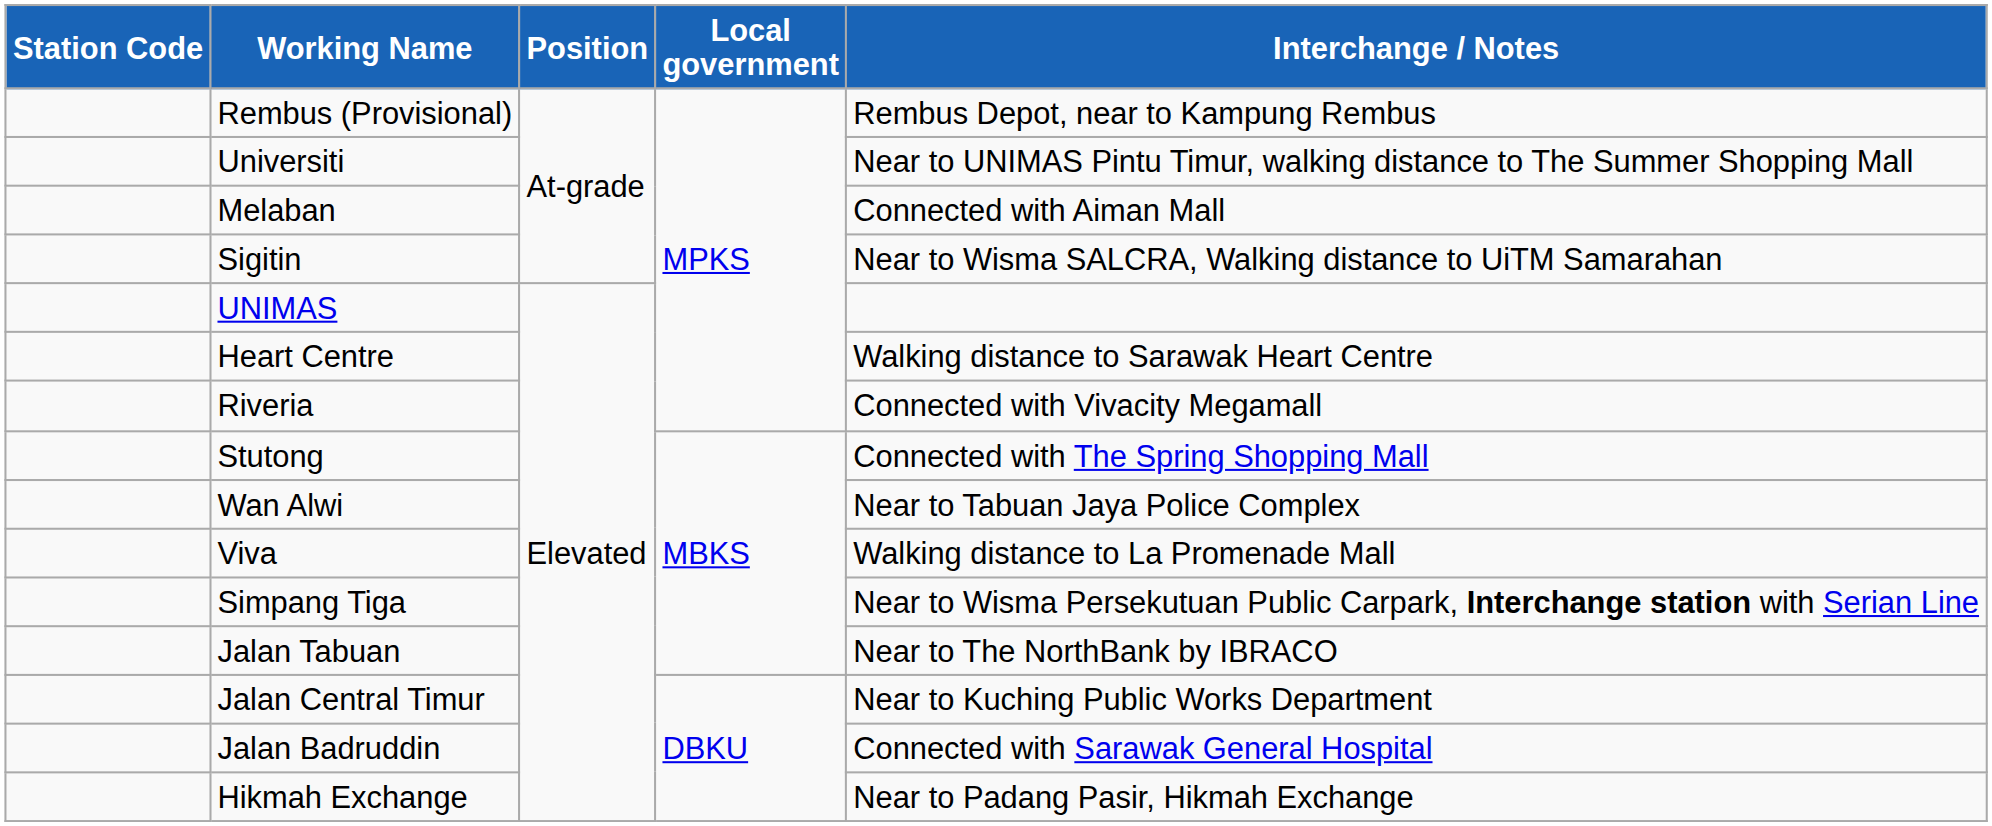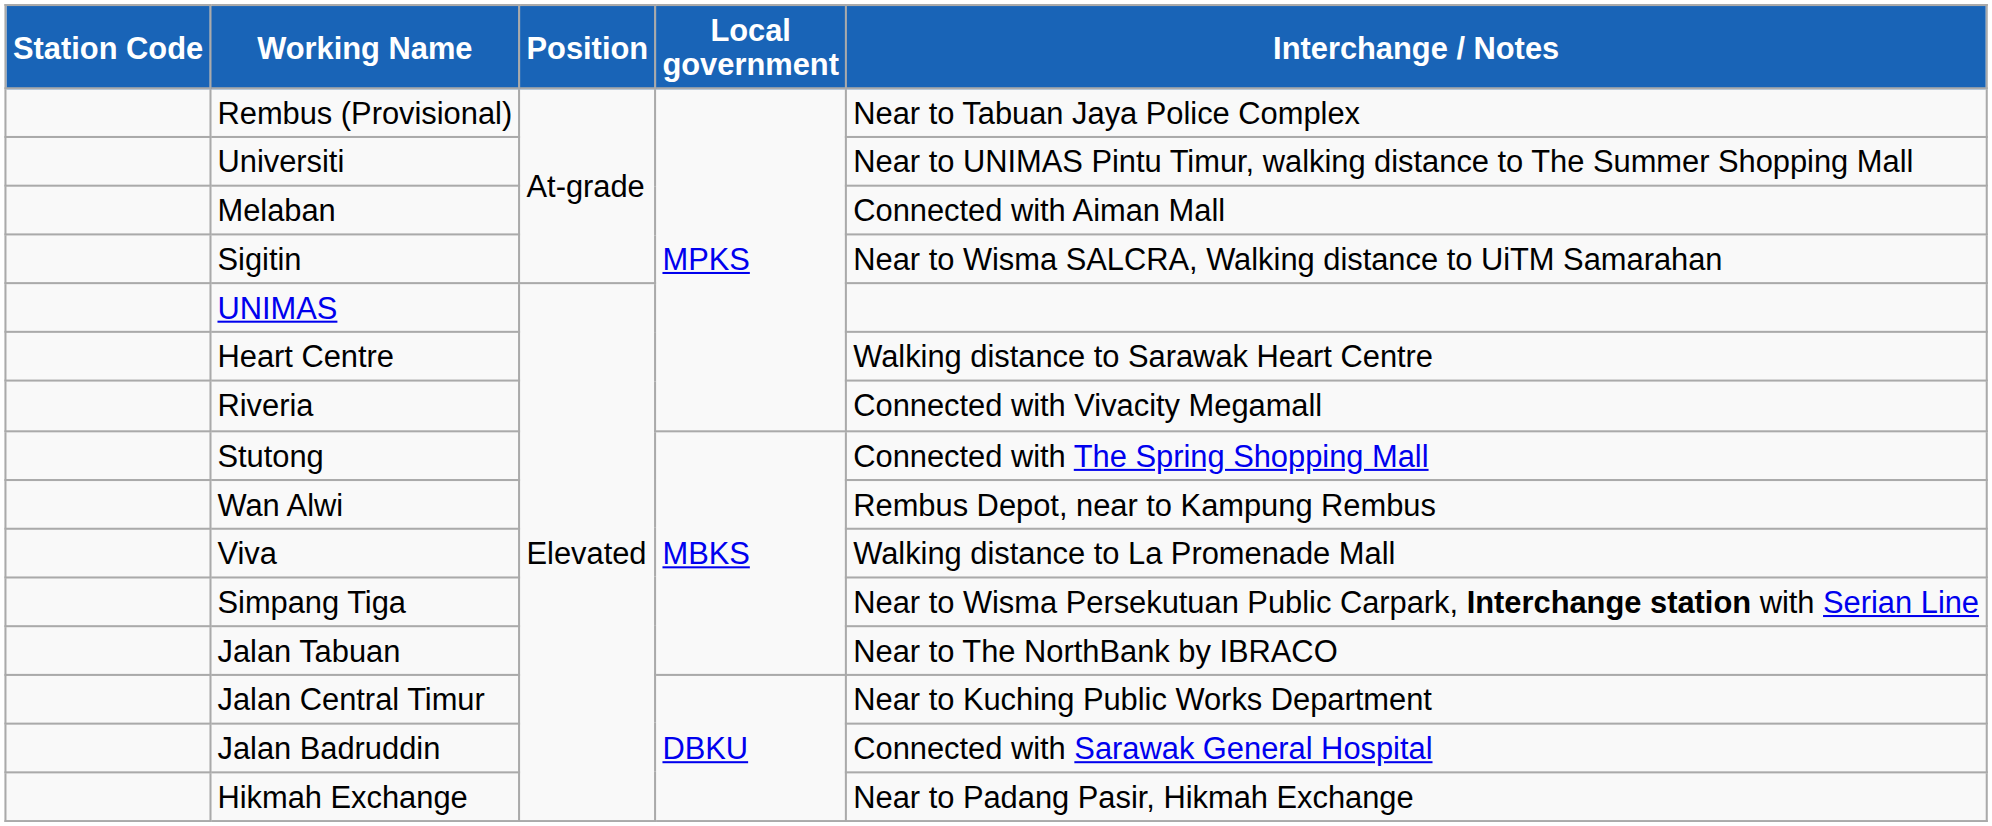(1145, 113) Rembus Depot, near to Kampung Rembus -> (1107, 113) Near to Tabuan Jaya Police Complex
(1107, 504) Near to Tabuan Jaya Police Complex -> (1145, 504) Rembus Depot, near to Kampung Rembus
